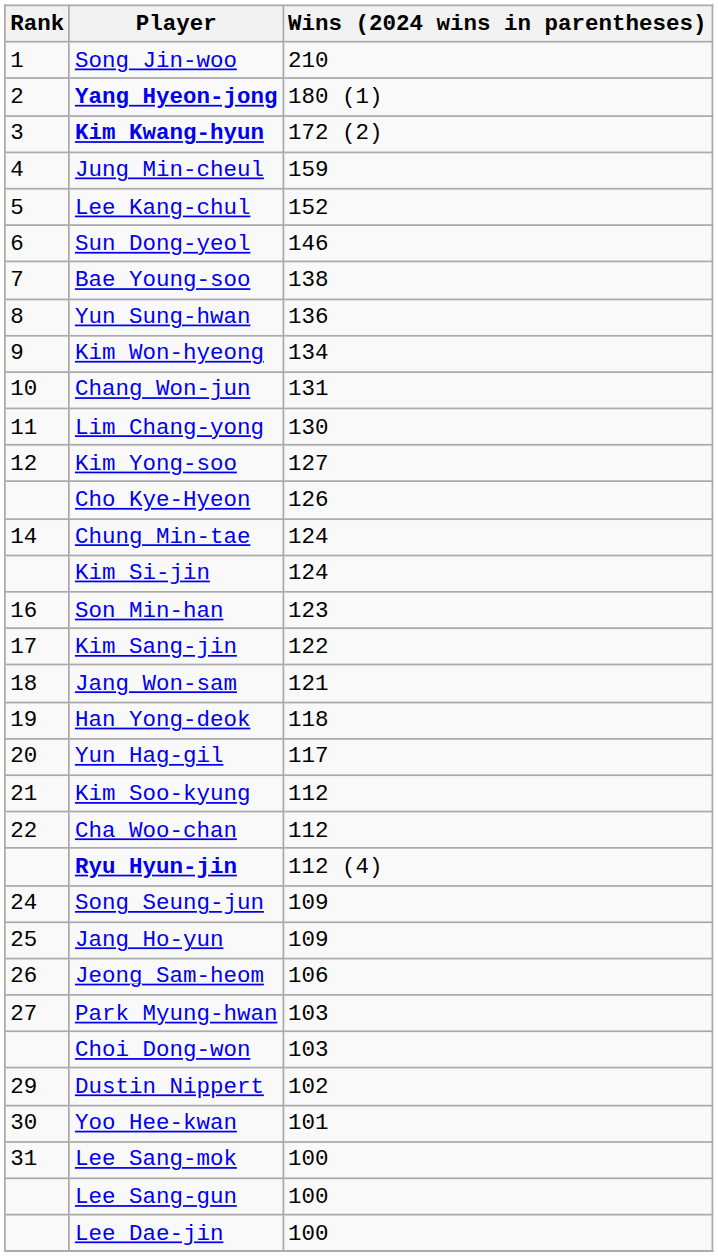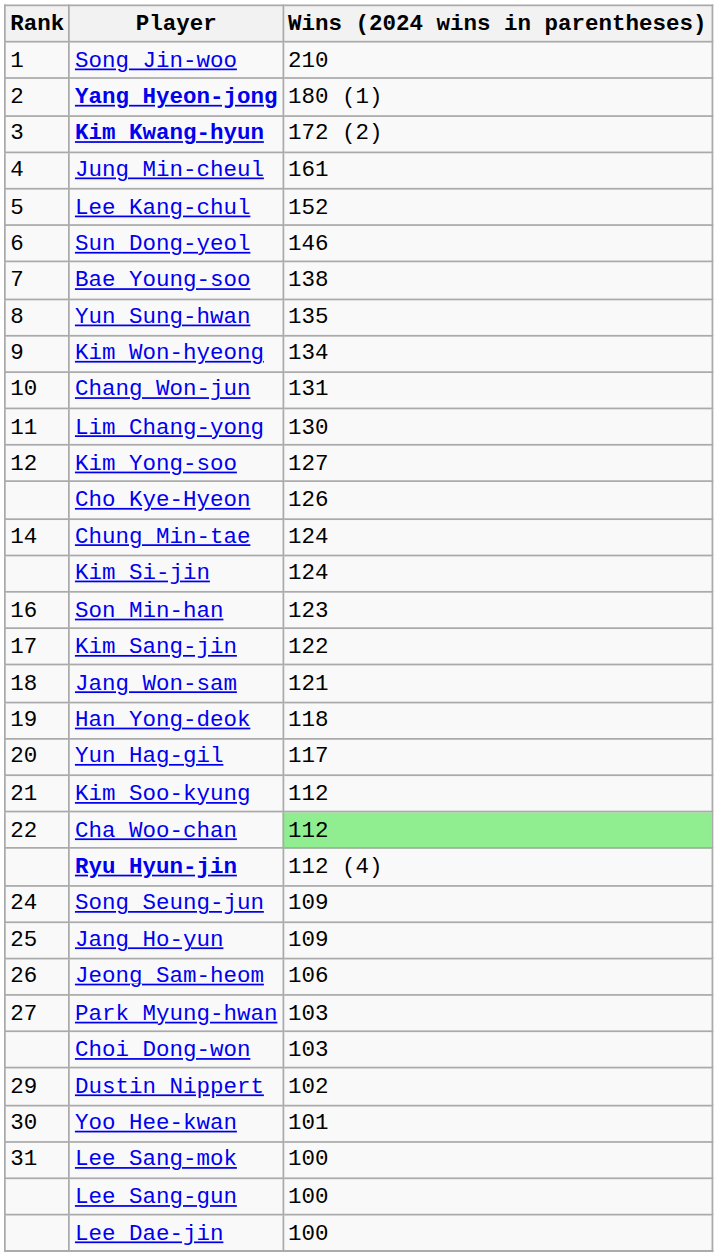(308, 170) 159 -> (308, 170) 161
(308, 317) 136 -> (308, 317) 135
(308, 830) no background -> (308, 830) lightgreen background
